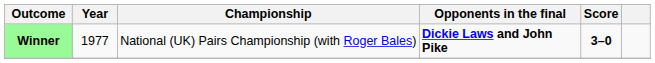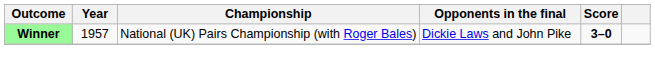(95, 41) 1977 -> (95, 34) 1957
(487, 41) bold -> (497, 34) normal
